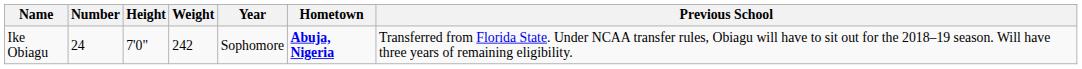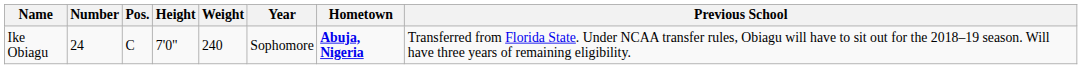+ column: (137, 15)
(183, 44) 242 -> (212, 44) 240
